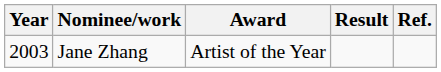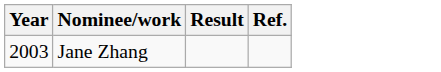- column: (258, 20)
